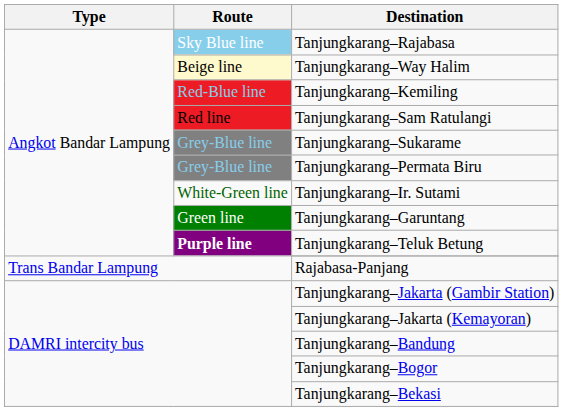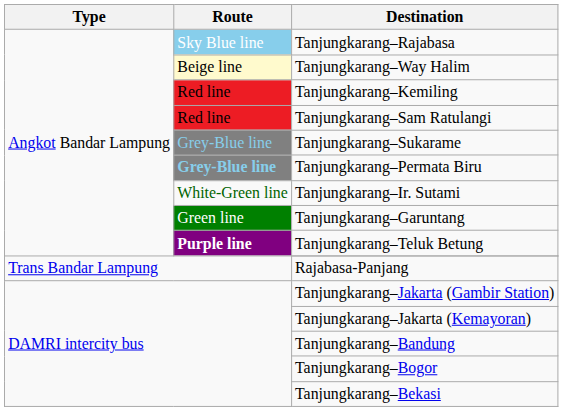(222, 92) Red-Blue line -> (204, 92) Red line
(225, 167) normal -> (227, 167) bold
